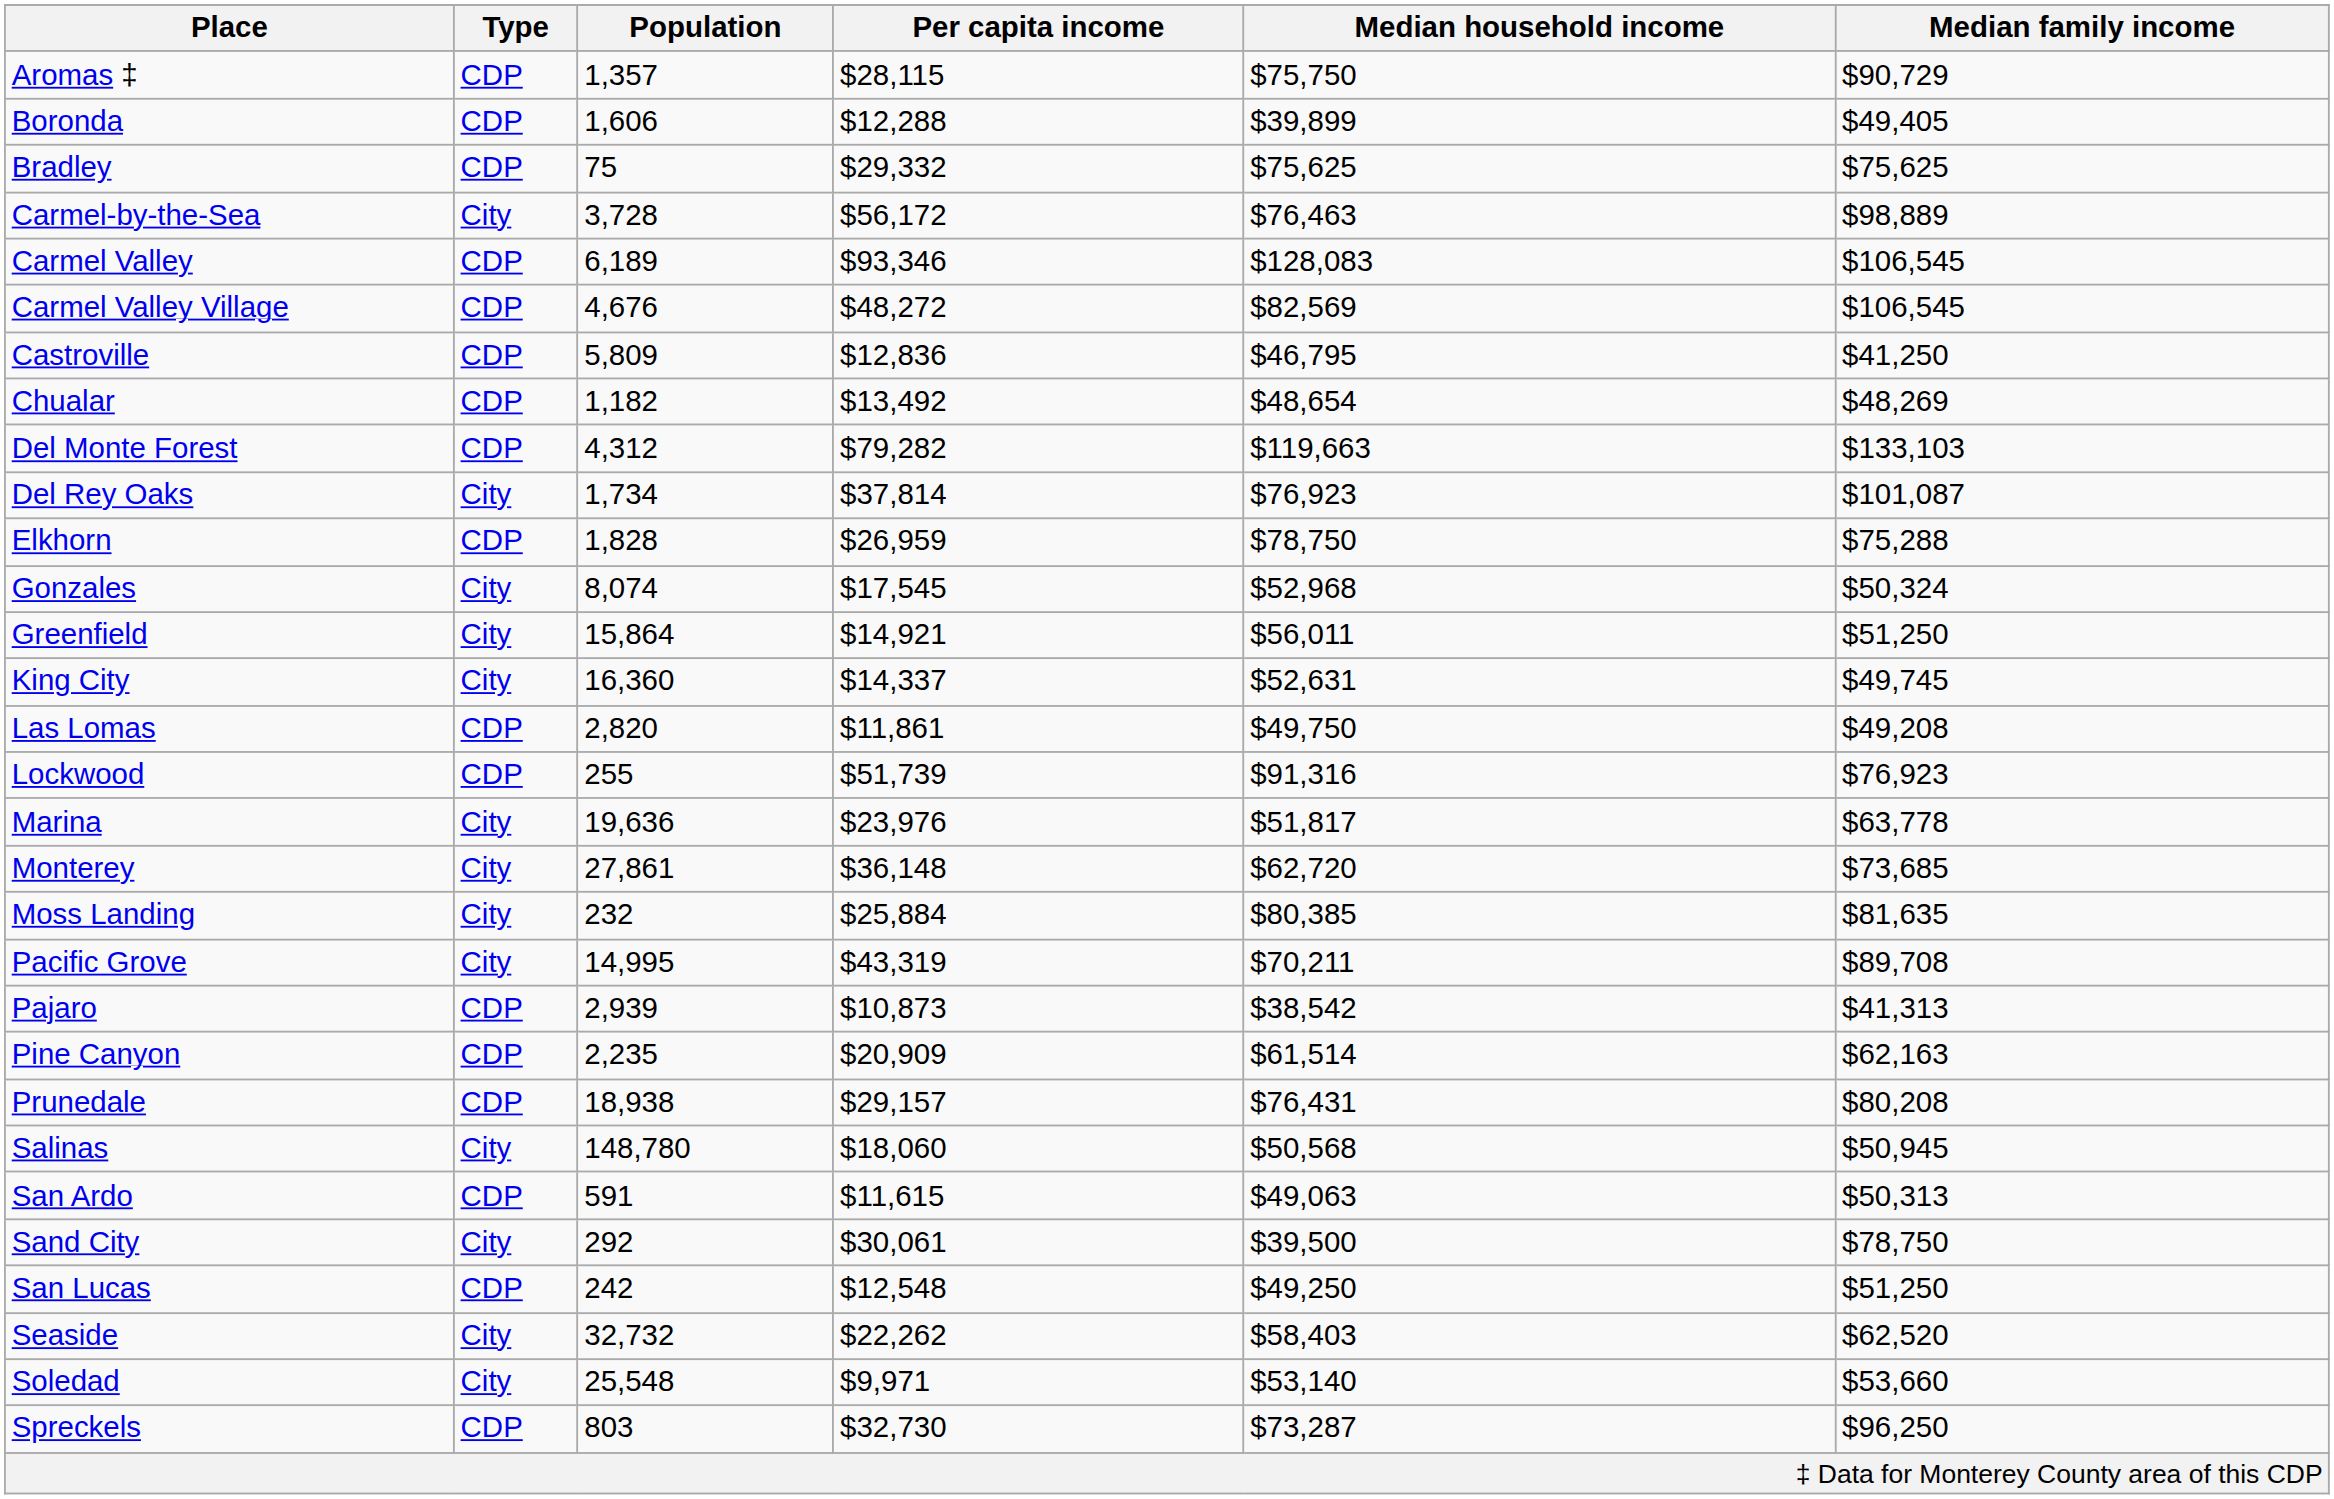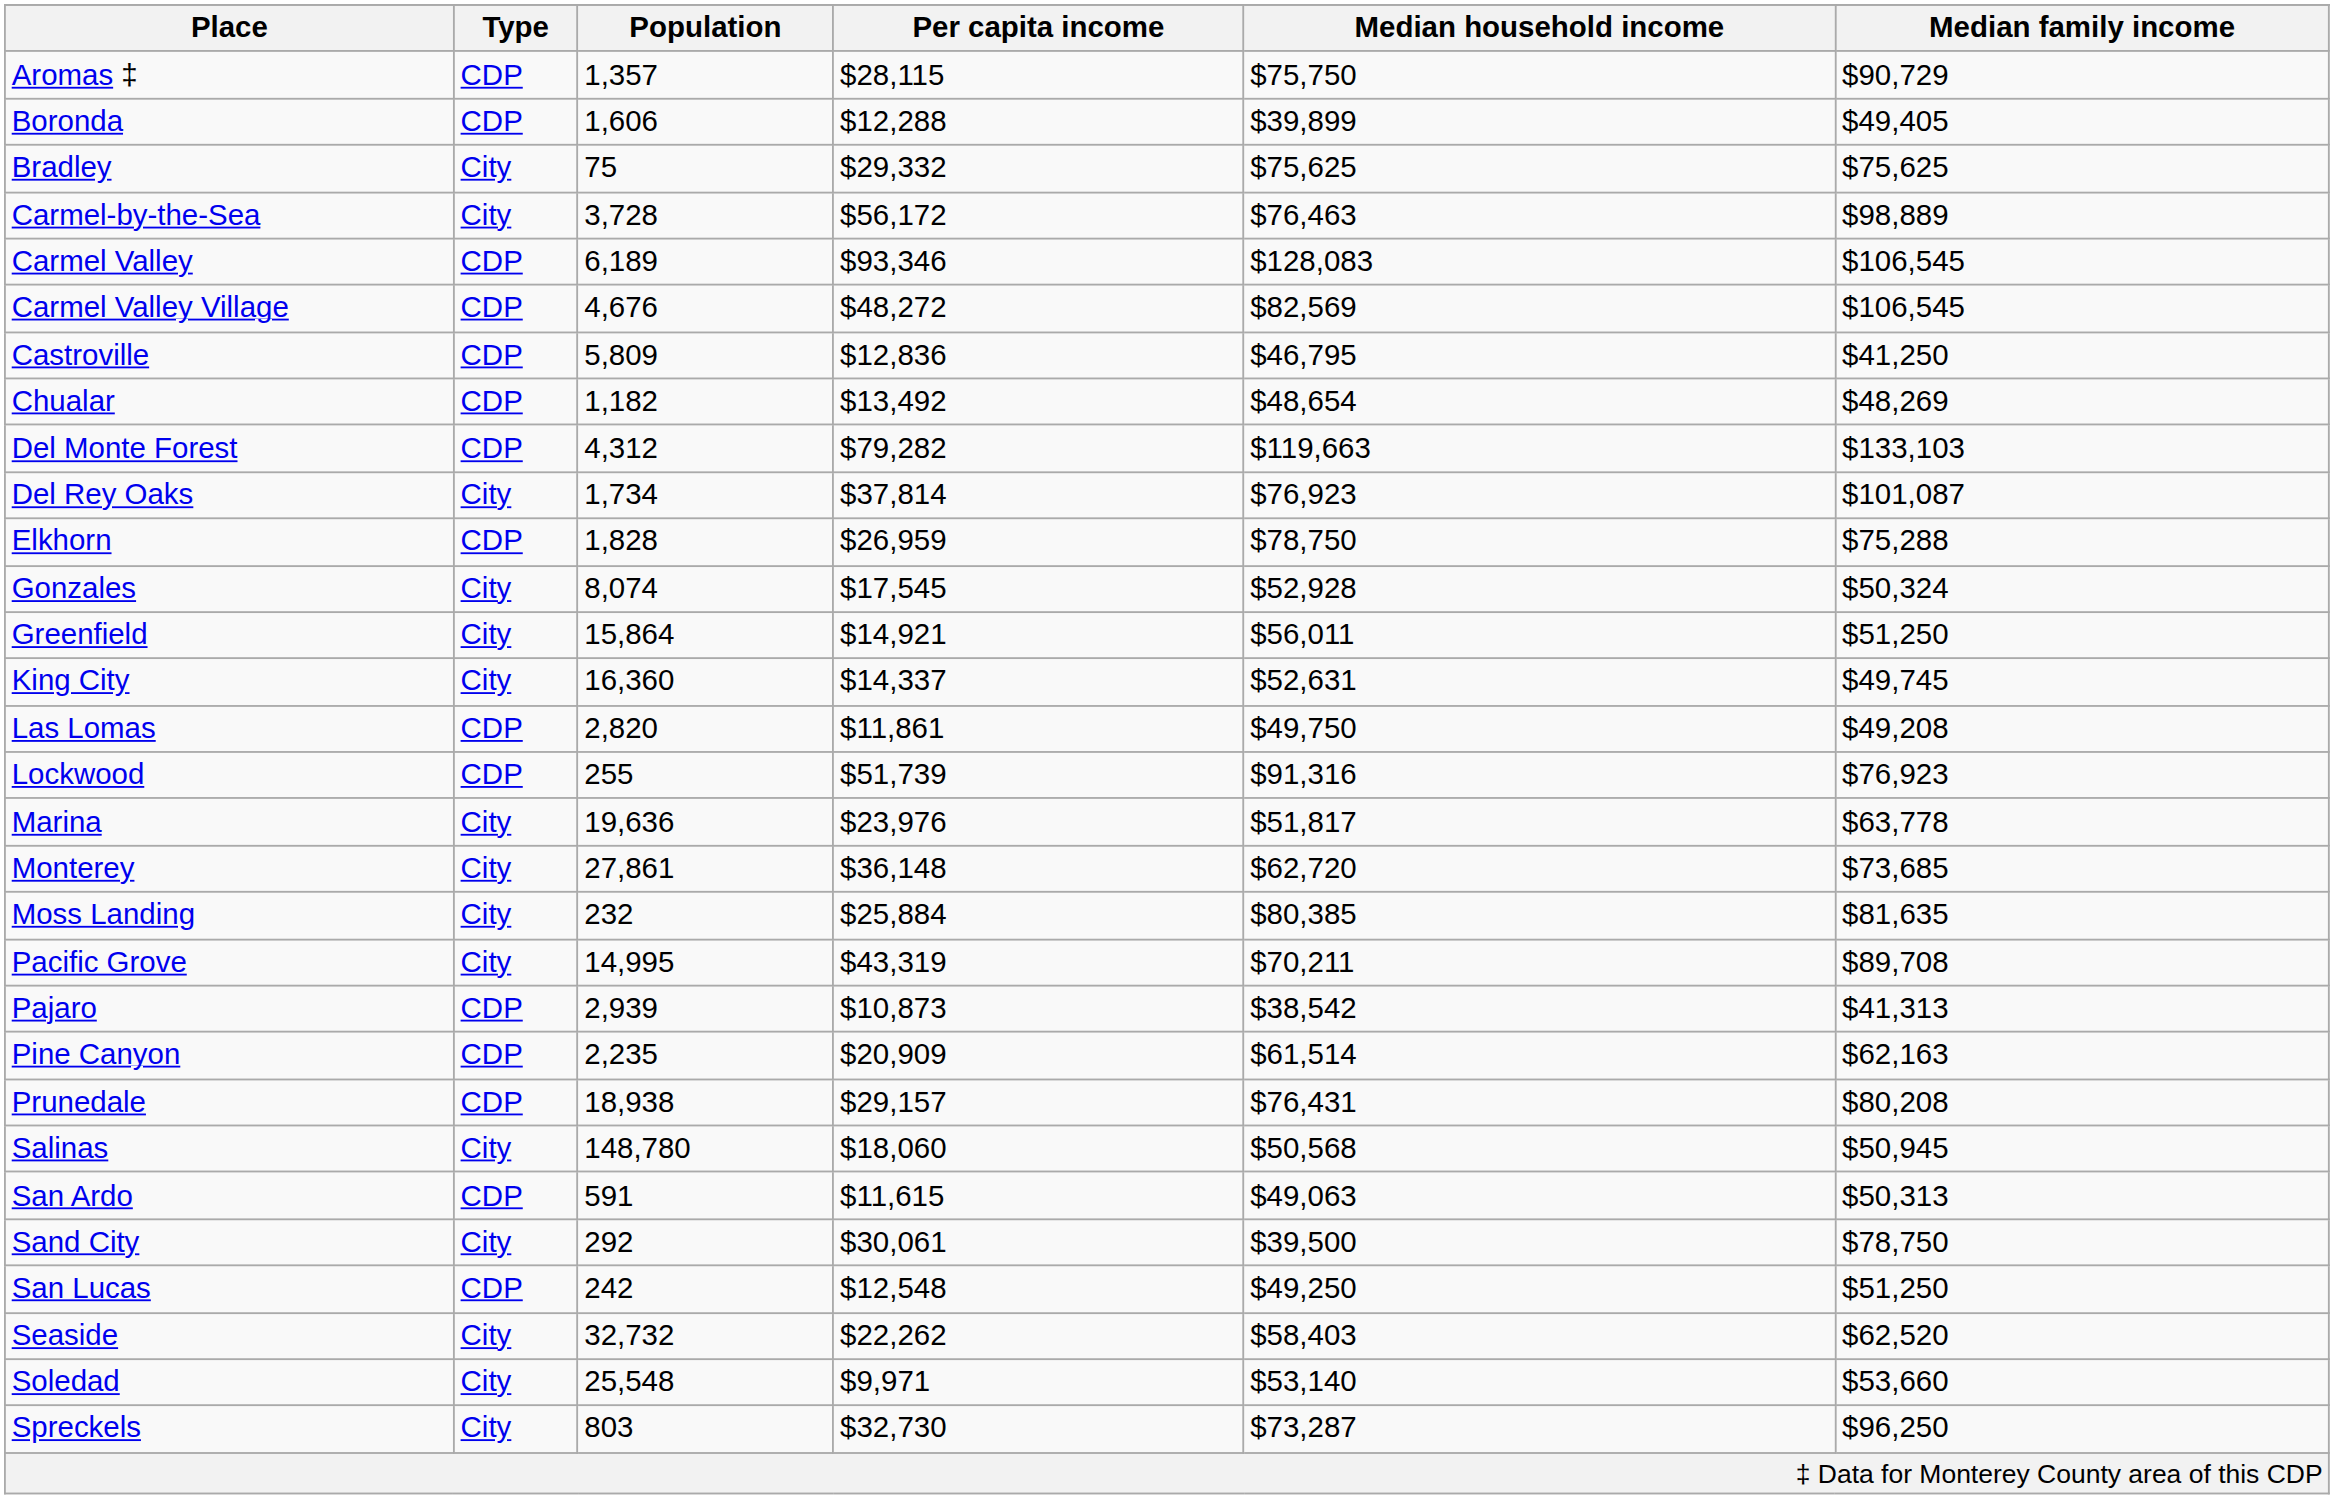(492, 167) CDP -> (486, 167) City
(1303, 588) $52,968 -> (1303, 588) $52,928
(492, 1428) CDP -> (486, 1428) City
